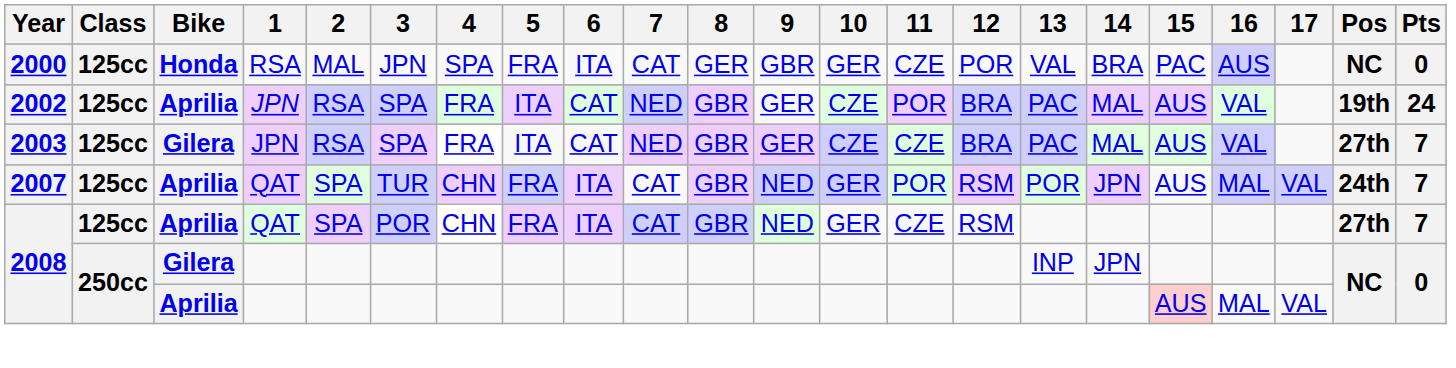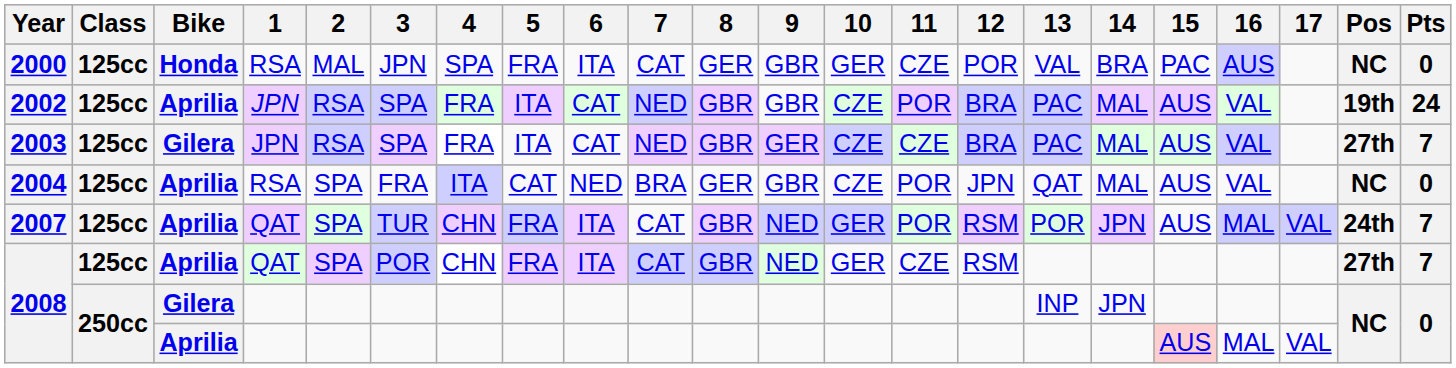(787, 104) GER -> (792, 104) GBR
+ row: (39, 183)
